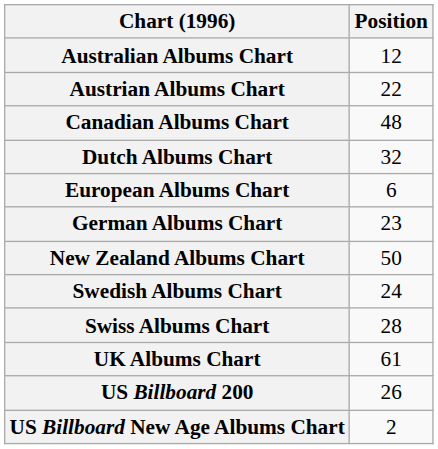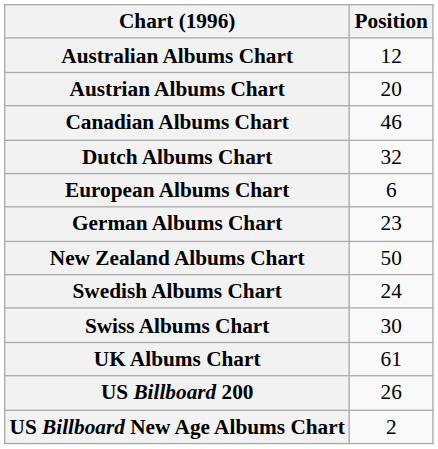(391, 88) 22 -> (391, 88) 20
(391, 122) 48 -> (391, 122) 46
(391, 325) 28 -> (391, 325) 30
